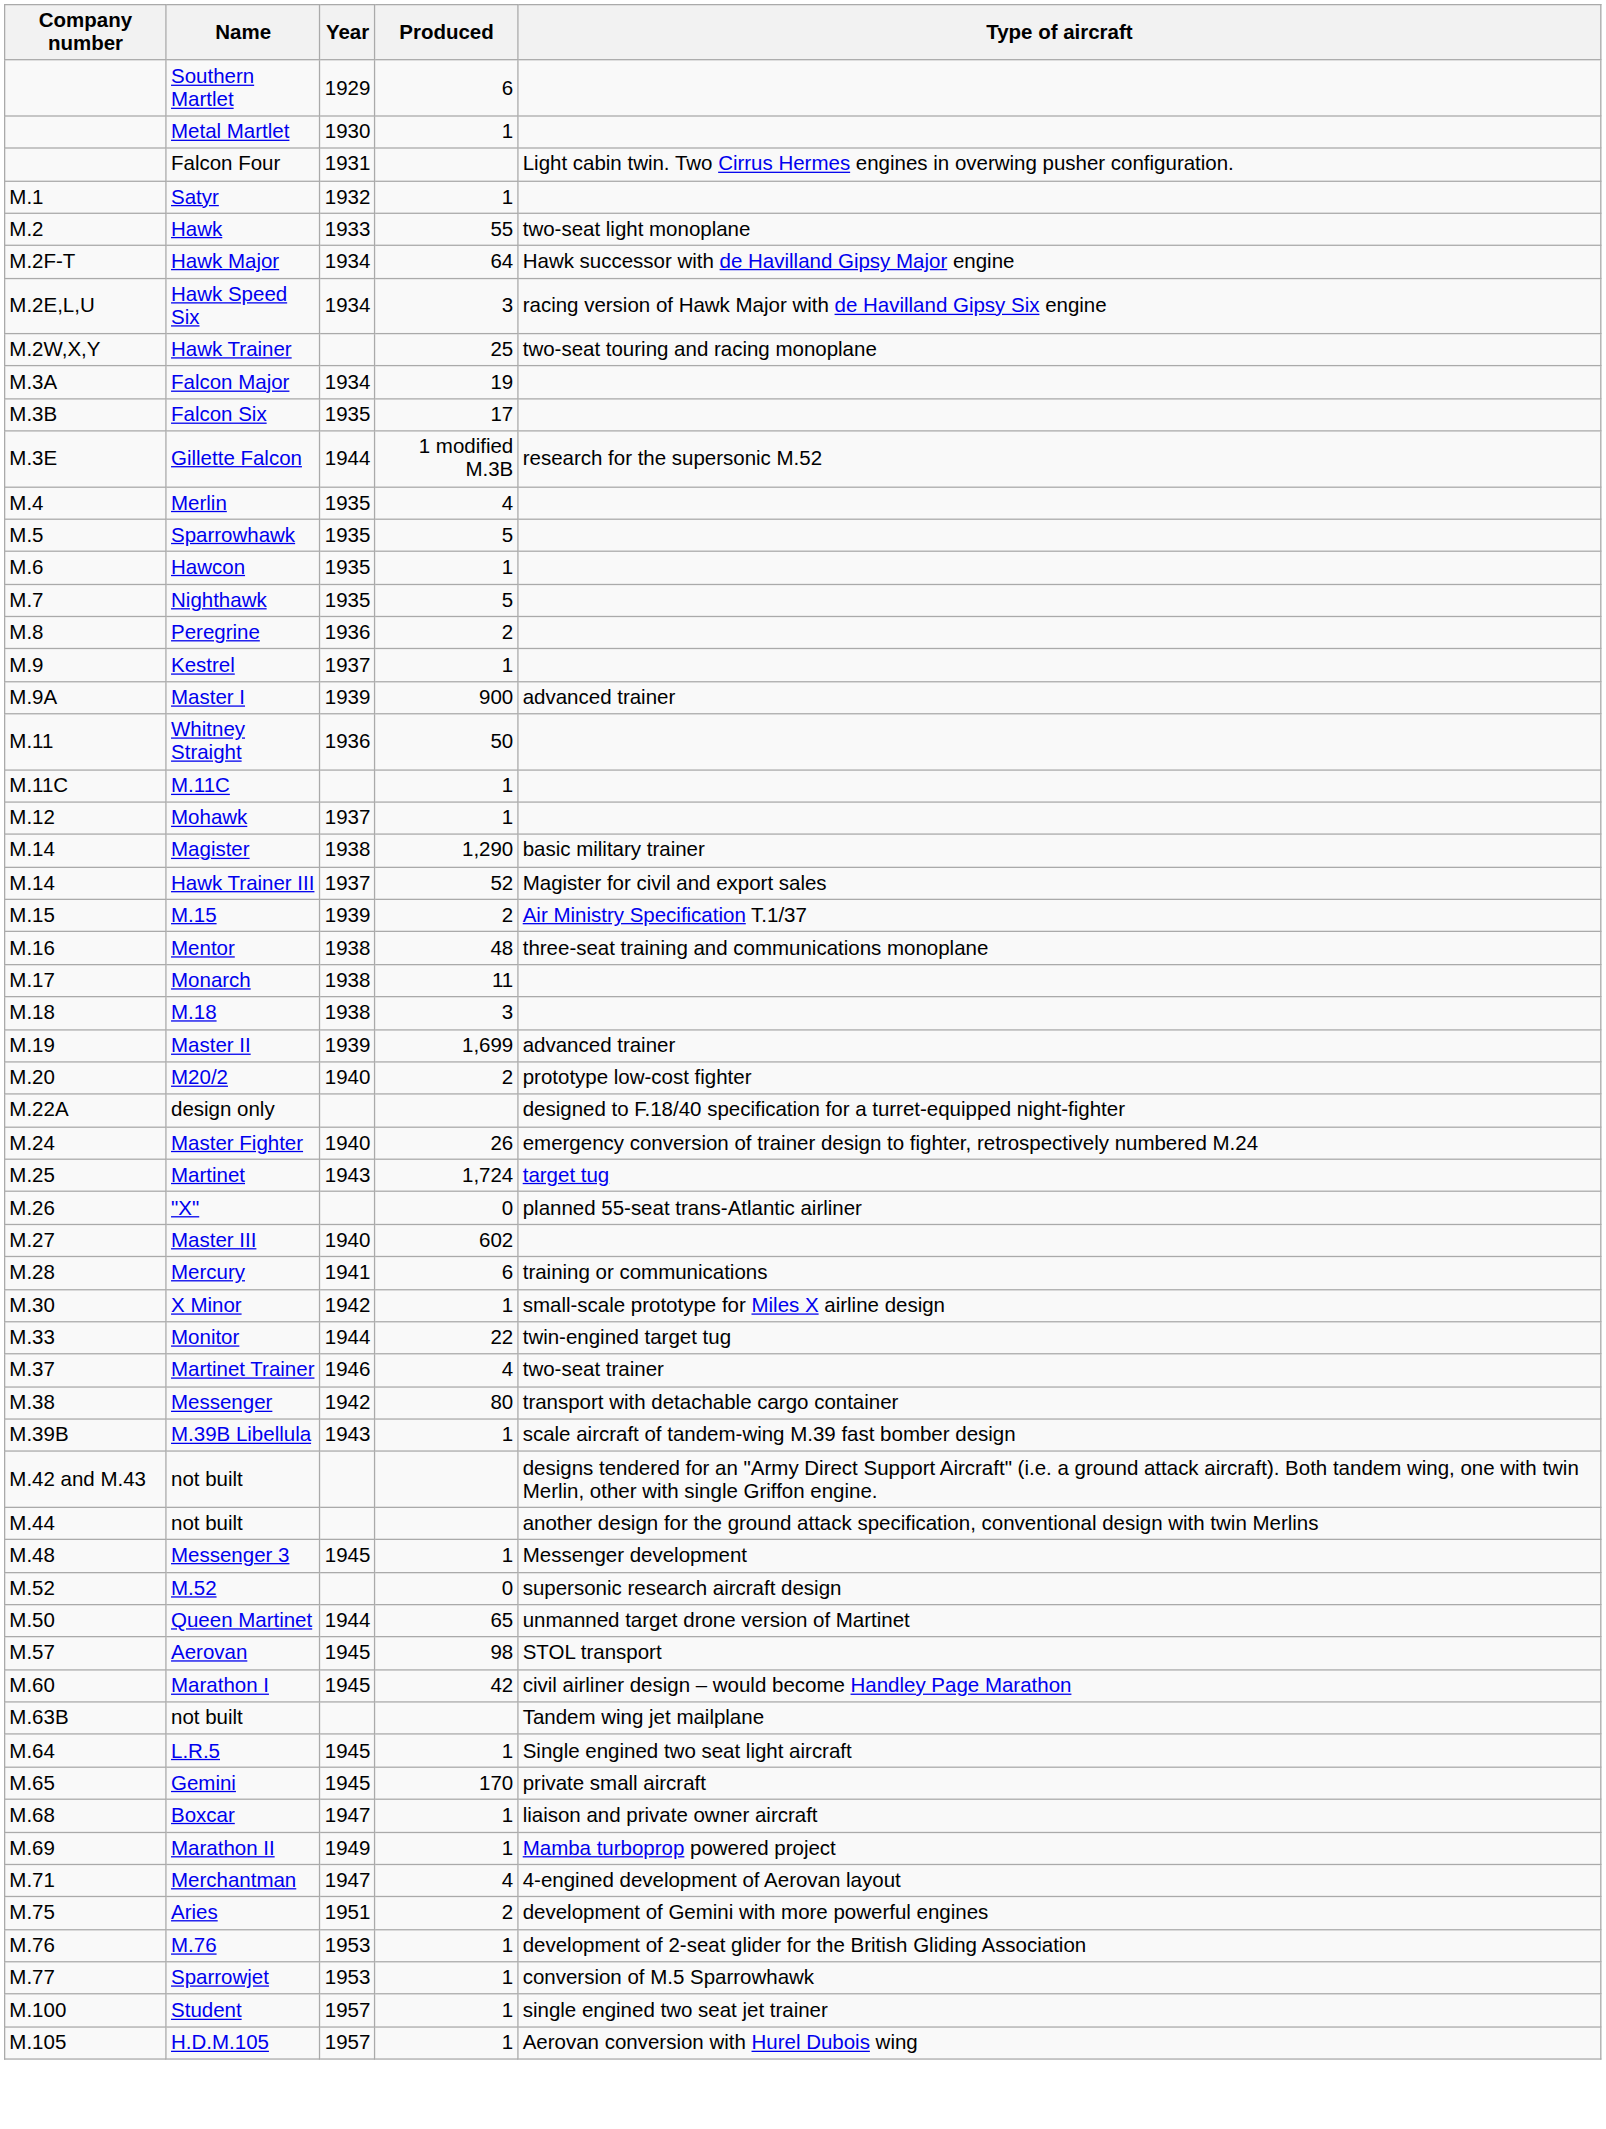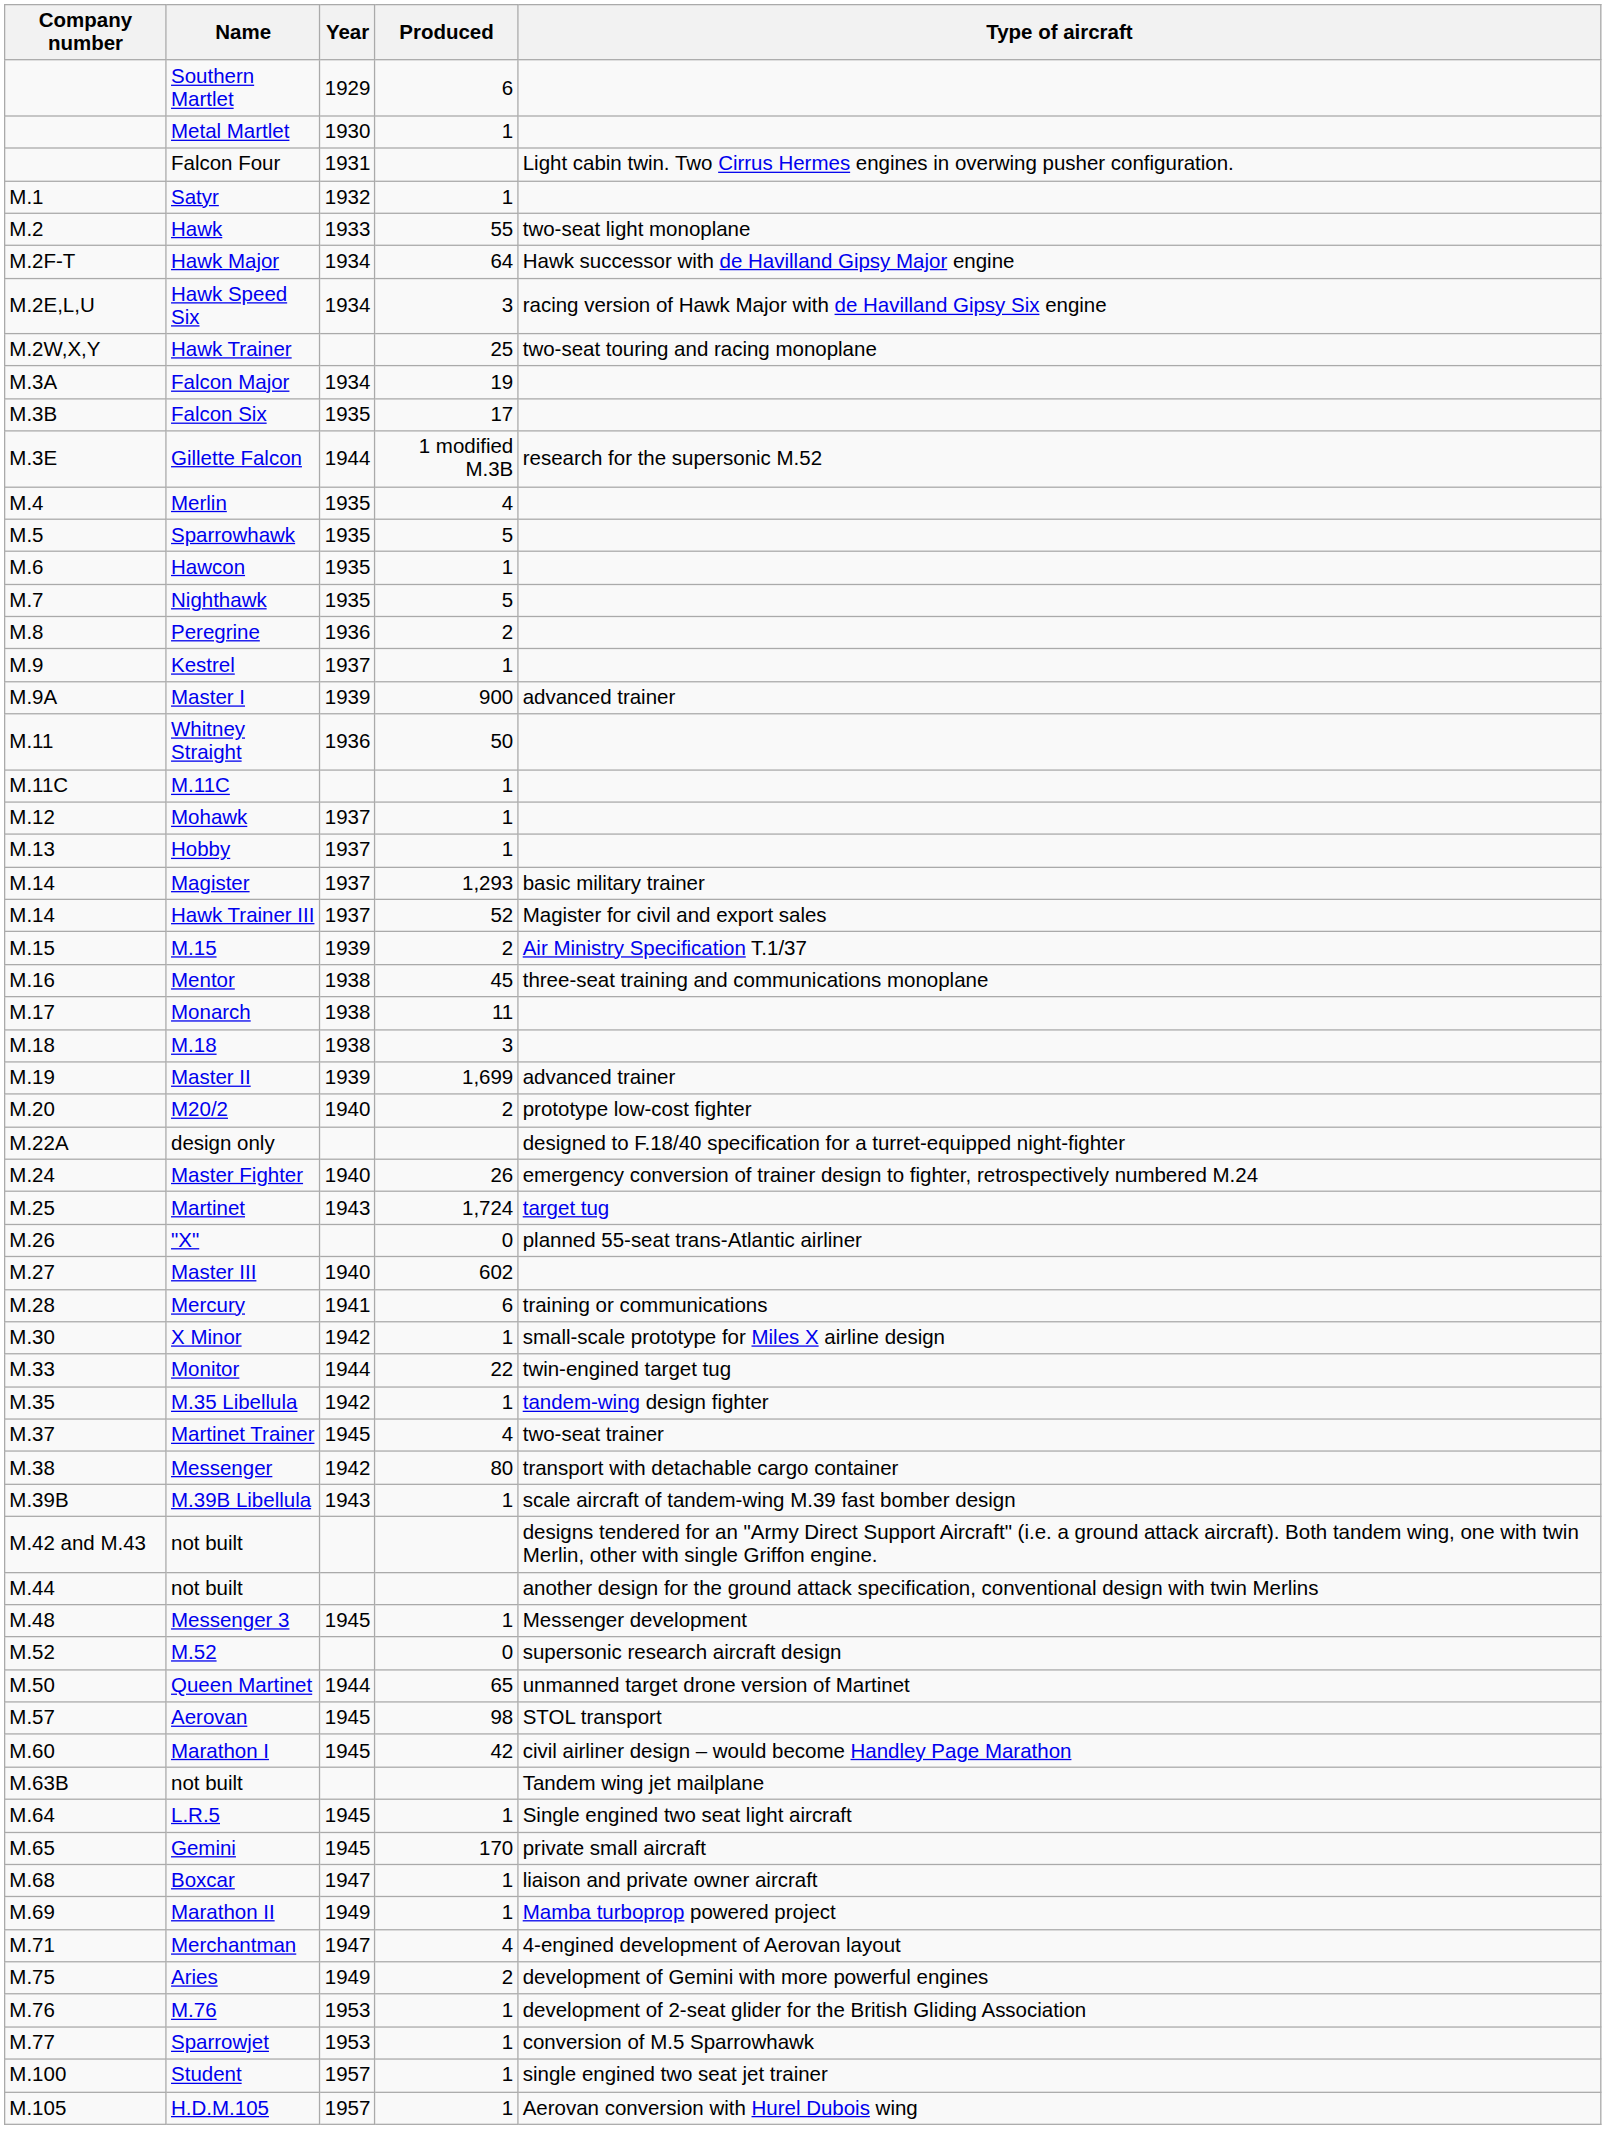+ row: (32, 850)
(348, 850) 1938 -> (348, 882) 1937
(488, 850) 1,290 -> (488, 882) 1,293
(502, 947) 48 -> (502, 980) 45
+ row: (32, 1402)
(348, 1370) 1946 -> (348, 1435) 1945
(348, 1912) 1951 -> (348, 1977) 1949
